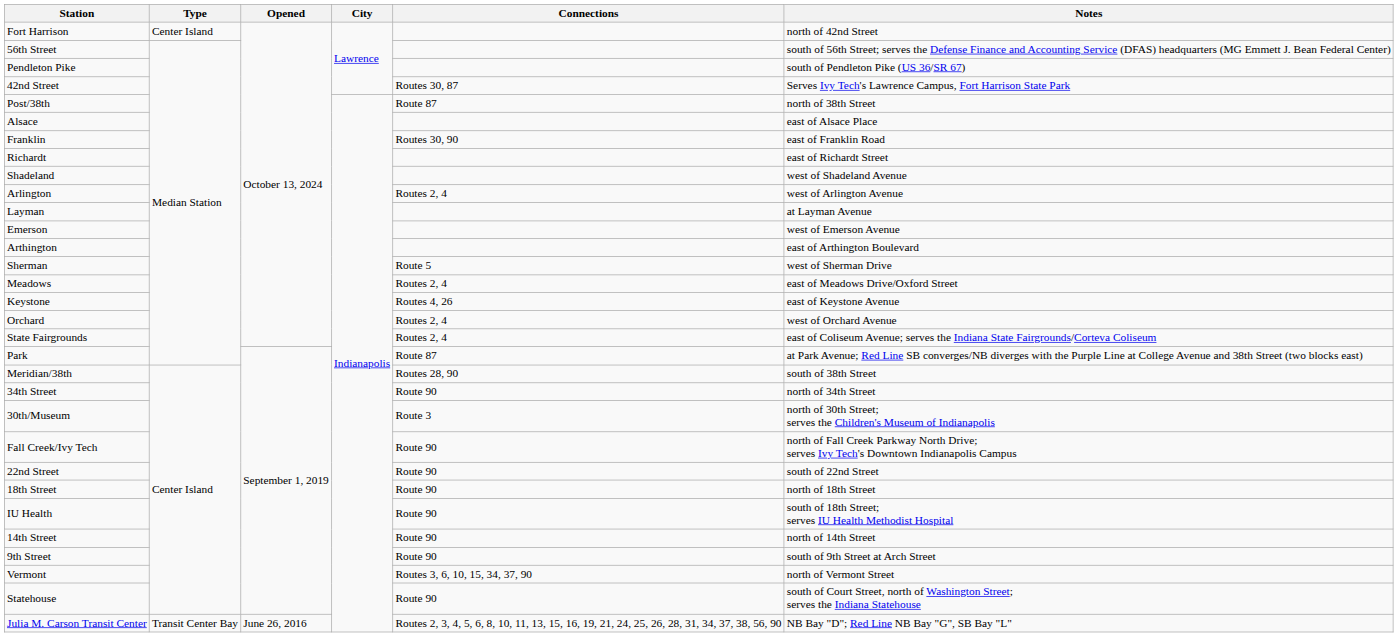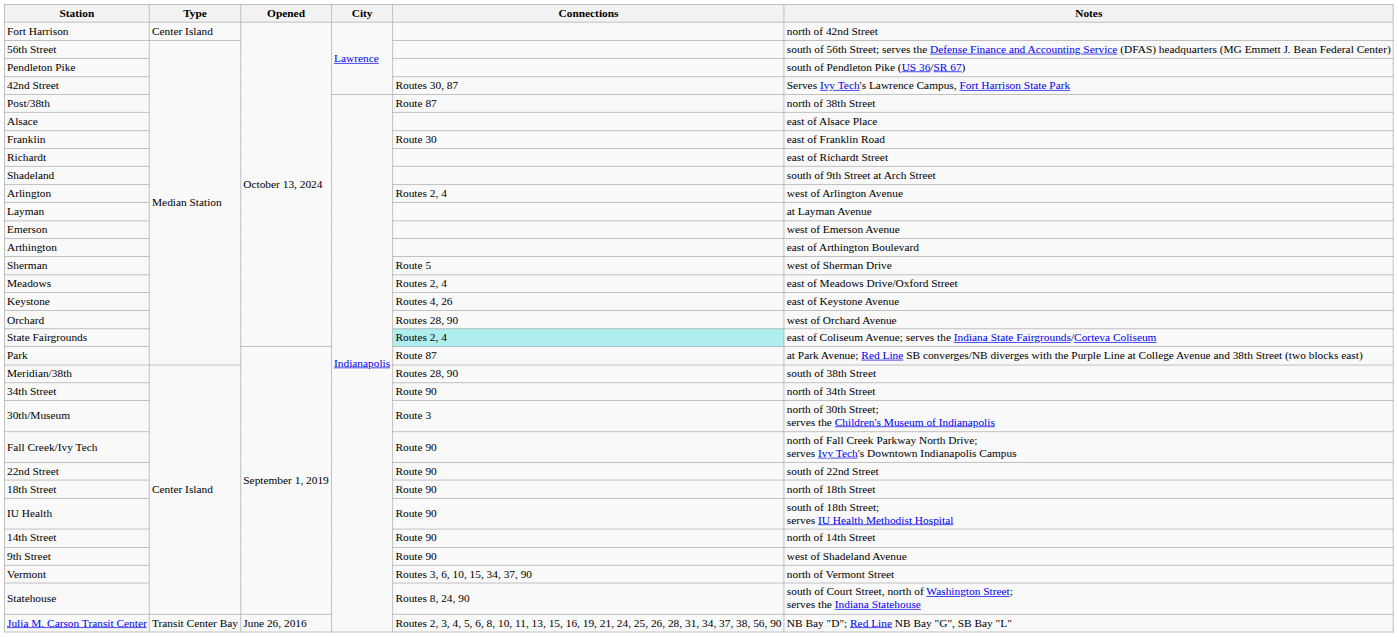(427, 139) Routes 30, 90 -> (416, 139) Route 30
(847, 175) west of Shadeland Avenue -> (861, 175) south of 9th Street at Arch Street
(421, 319) Routes 2, 4 -> (427, 319) Routes 28, 90
(421, 337) no background -> (421, 337) paleturquoise background
(861, 556) south of 9th Street at Arch Street -> (847, 556) west of Shadeland Avenue
(416, 598) Route 90 -> (432, 598) Routes 8, 24, 90
